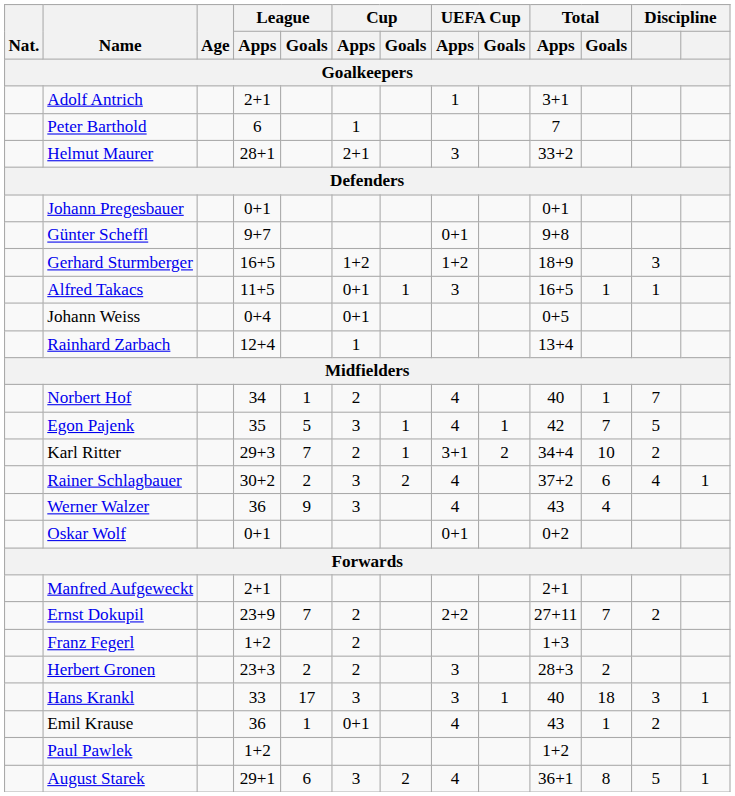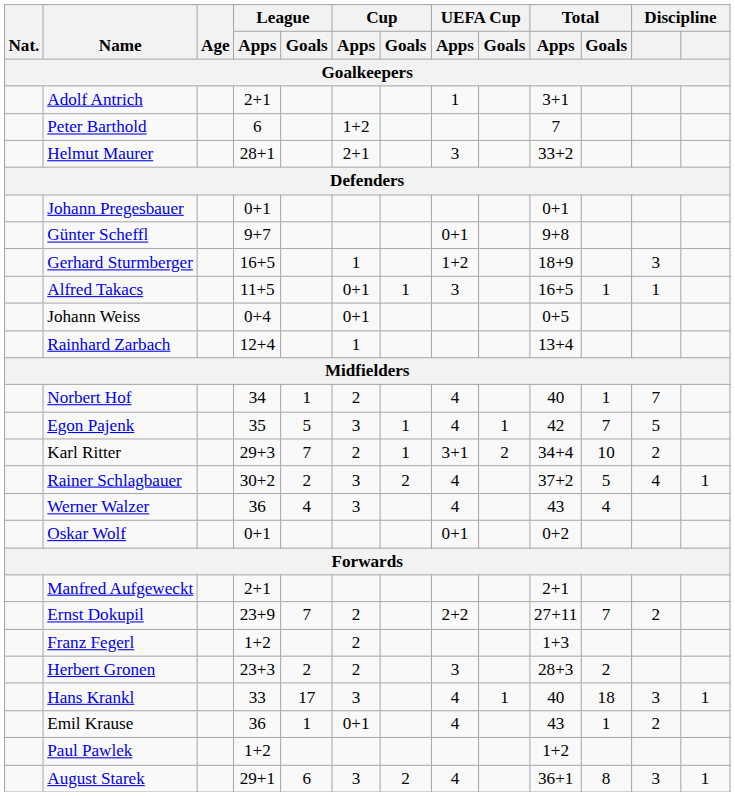(356, 126) 1 -> (356, 126) 1+2
(356, 262) 1+2 -> (356, 262) 1
(606, 479) 6 -> (606, 479) 5
(307, 506) 9 -> (307, 506) 4
(455, 696) 3 -> (455, 696) 4
(656, 778) 5 -> (656, 778) 3
